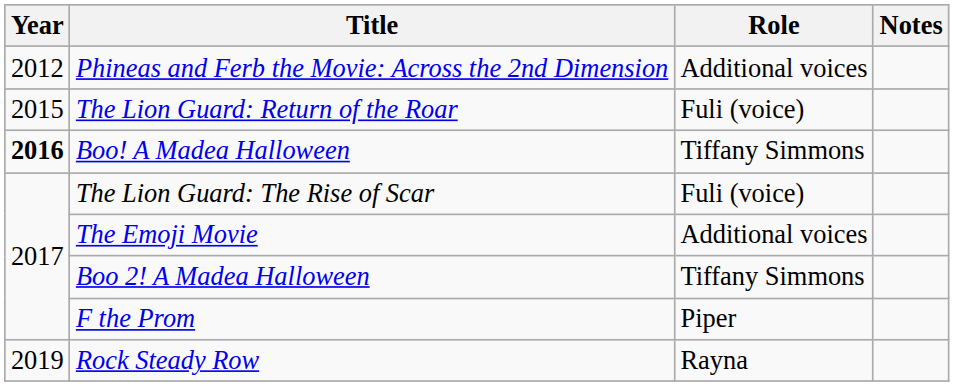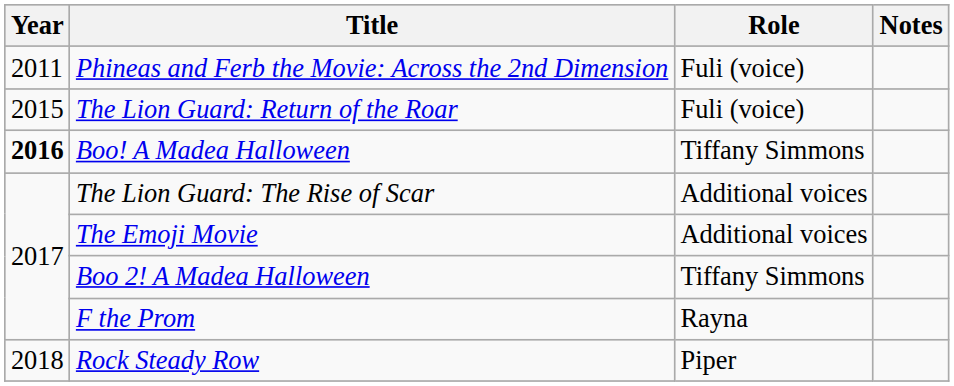(37, 67) 2012 -> (37, 67) 2011
(774, 67) Additional voices -> (742, 67) Fuli (voice)
(742, 192) Fuli (voice) -> (774, 192) Additional voices
(708, 318) Piper -> (714, 318) Rayna
(37, 360) 2019 -> (37, 360) 2018
(714, 360) Rayna -> (708, 360) Piper
